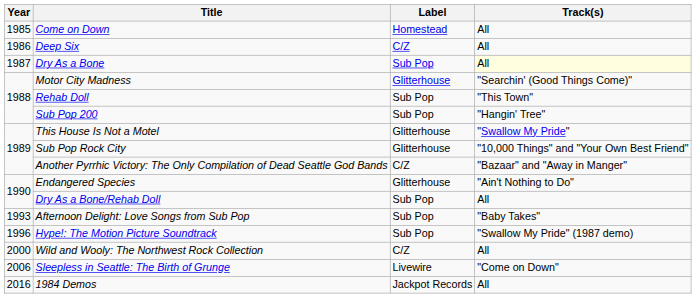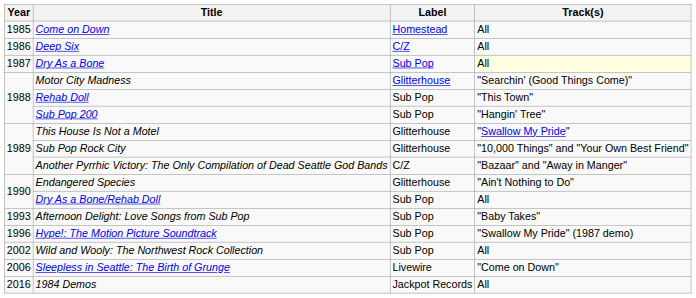(19, 251) 2000 -> (19, 251) 2002
(401, 251) C/Z -> (413, 251) Sub Pop
